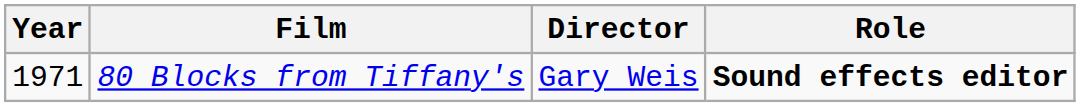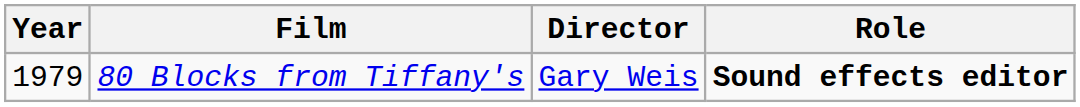(48, 78) 1971 -> (48, 78) 1979
